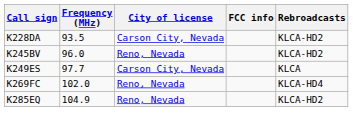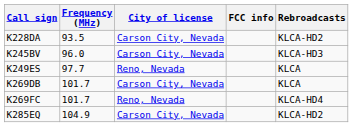(151, 53) Reno, Nevada -> (170, 53) Carson City, Nevada
(301, 53) KLCA-HD2 -> (301, 53) KLCA-HD3
(170, 69) Carson City, Nevada -> (151, 69) Reno, Nevada
+ row: (23, 84)
(76, 84) 102.0 -> (76, 99) 101.7
(151, 99) Reno, Nevada -> (170, 114) Carson City, Nevada
